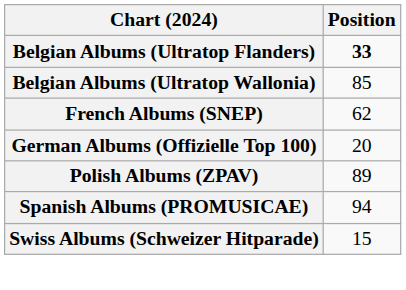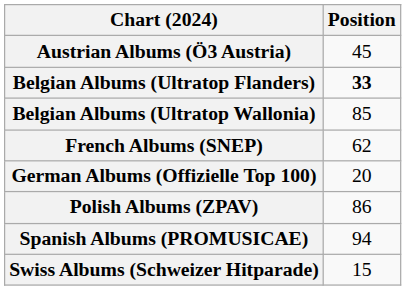+ row: (164, 51)
(362, 176) 89 -> (362, 207) 86
